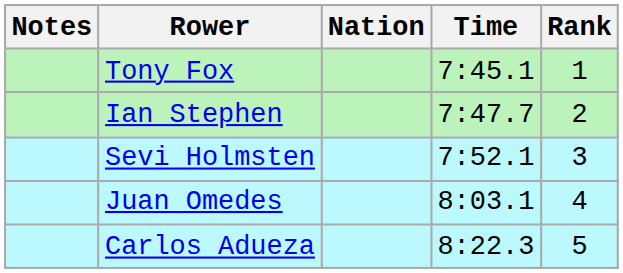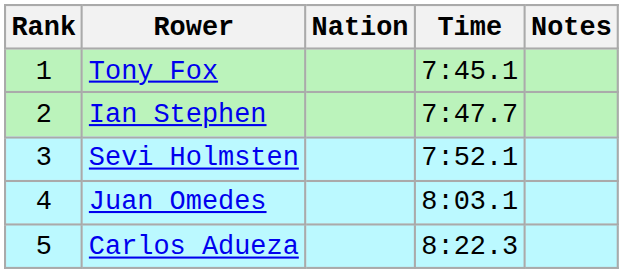columns swapped: (579, 27) <-> (52, 27)
